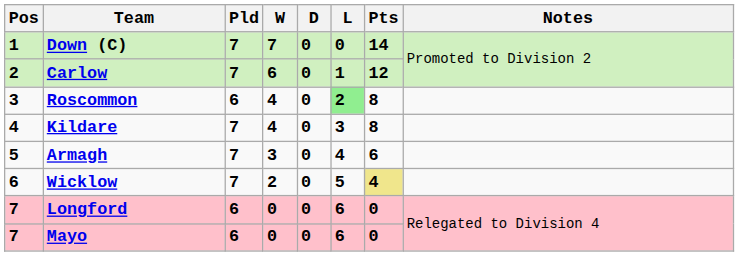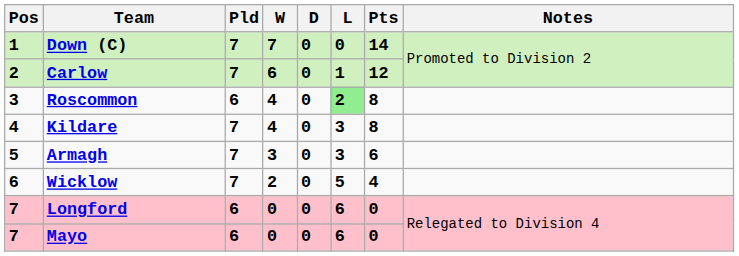(340, 155) 4 -> (340, 155) 3
(374, 182) khaki background -> (374, 182) no background
